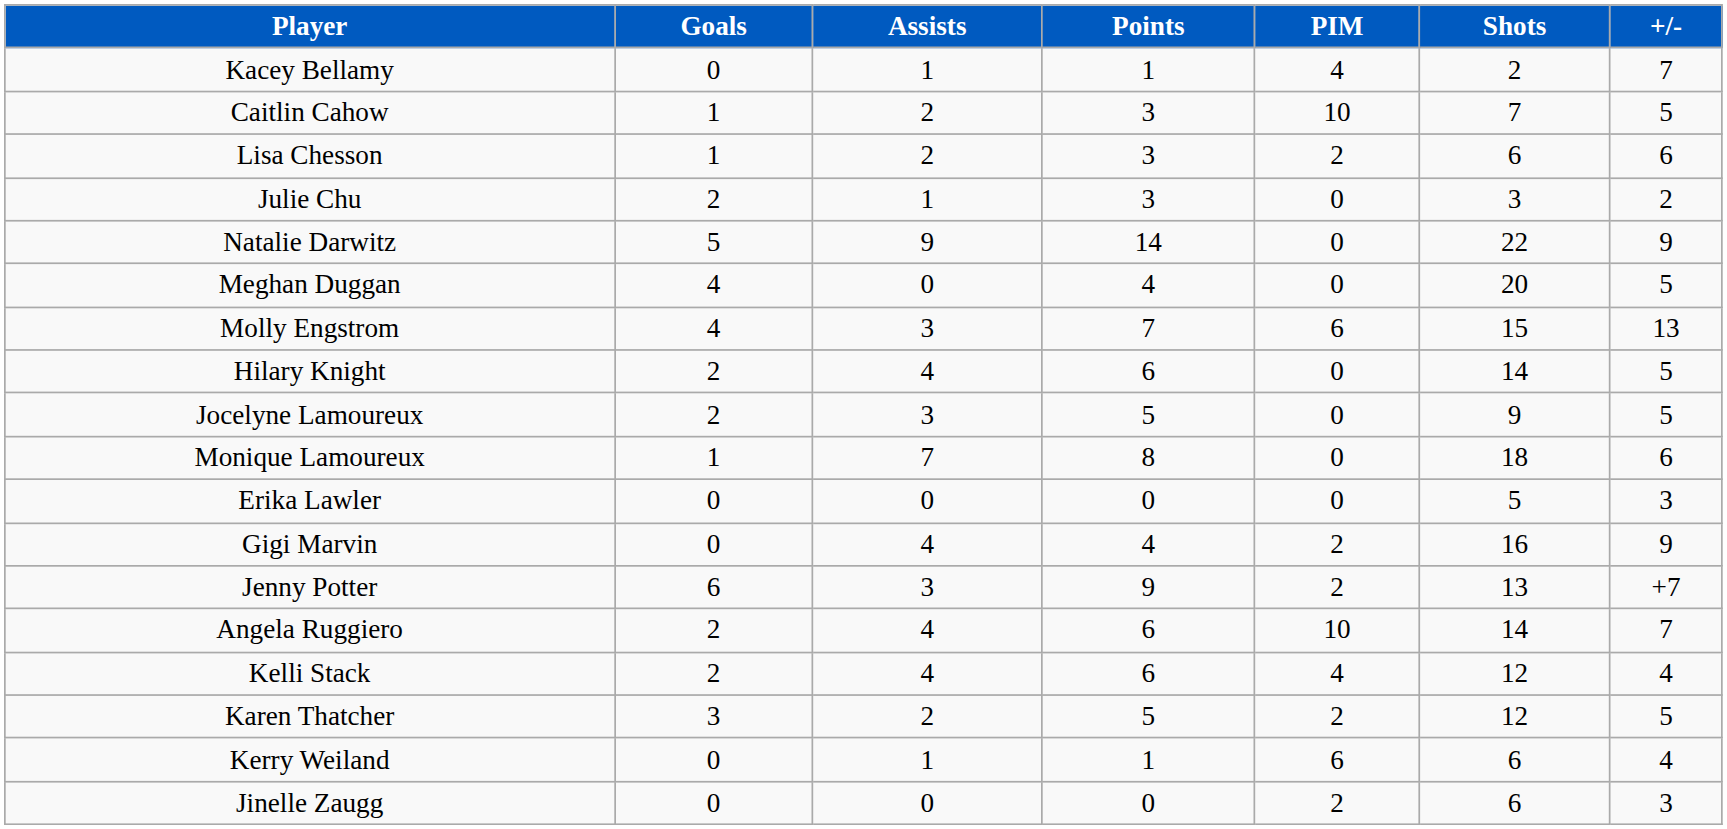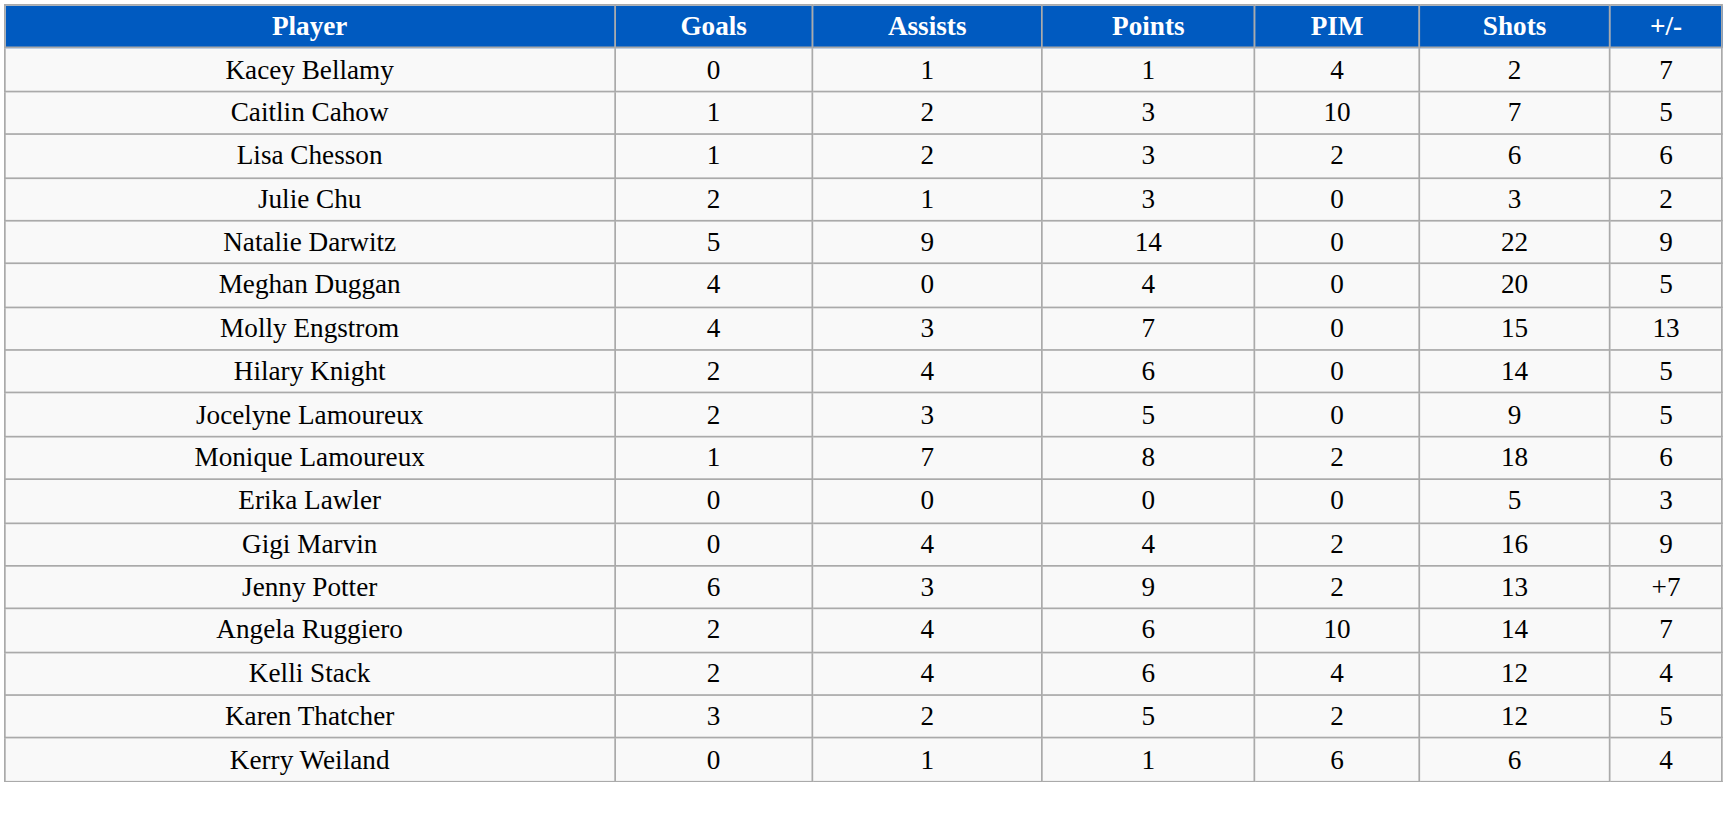(1337, 328) 6 -> (1337, 328) 0
(1337, 457) 0 -> (1337, 457) 2
- row: (310, 802)
